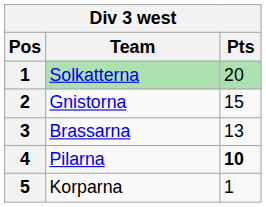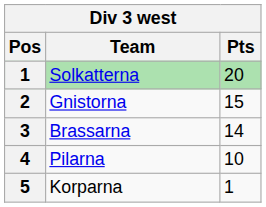(234, 131) 13 -> (234, 131) 14
(234, 159) bold -> (234, 159) normal
